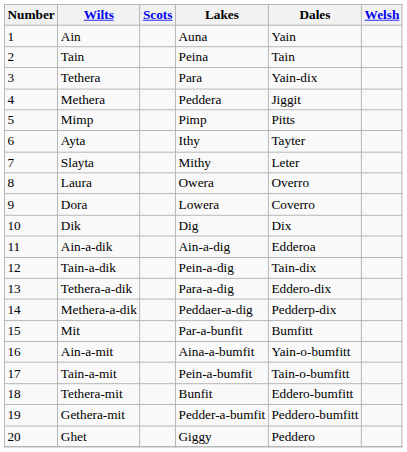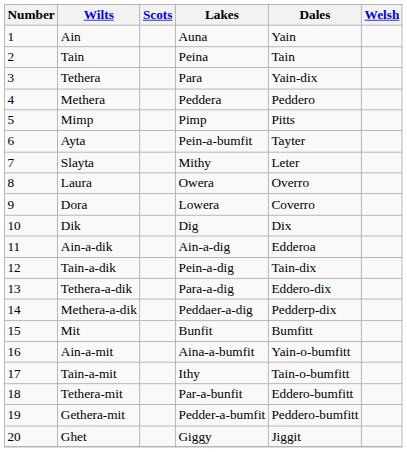(286, 99) Jiggit -> (293, 99) Peddero
(189, 141) Ithy -> (215, 141) Pein-a-bumfit
(210, 330) Par-a-bunfit -> (196, 330) Bunfit
(215, 373) Pein-a-bumfit -> (189, 373) Ithy
(196, 394) Bunfit -> (210, 394) Par-a-bunfit
(293, 436) Peddero -> (286, 436) Jiggit
